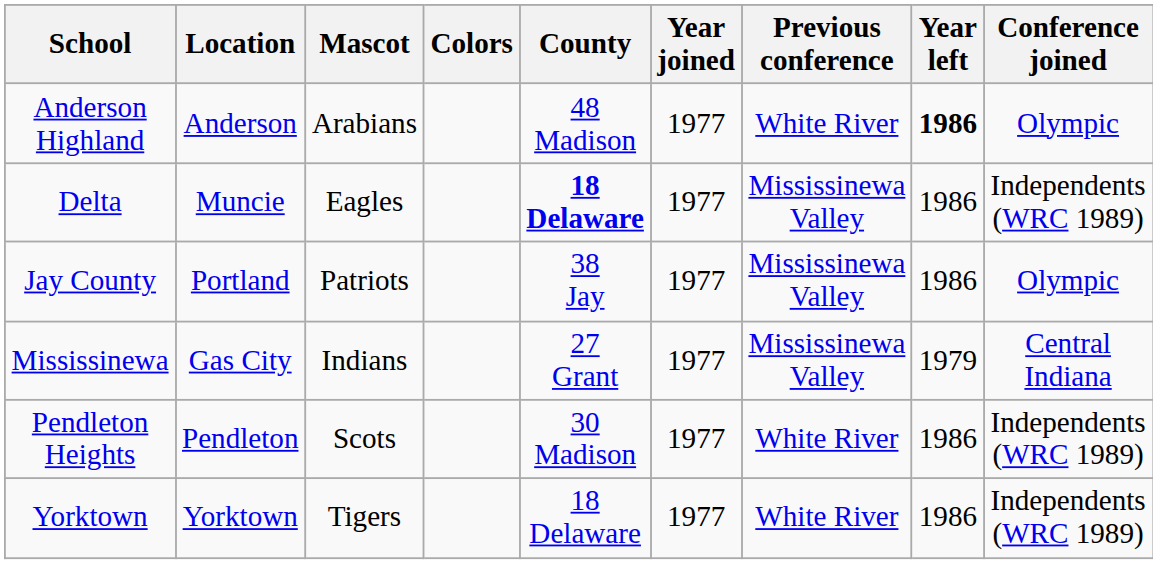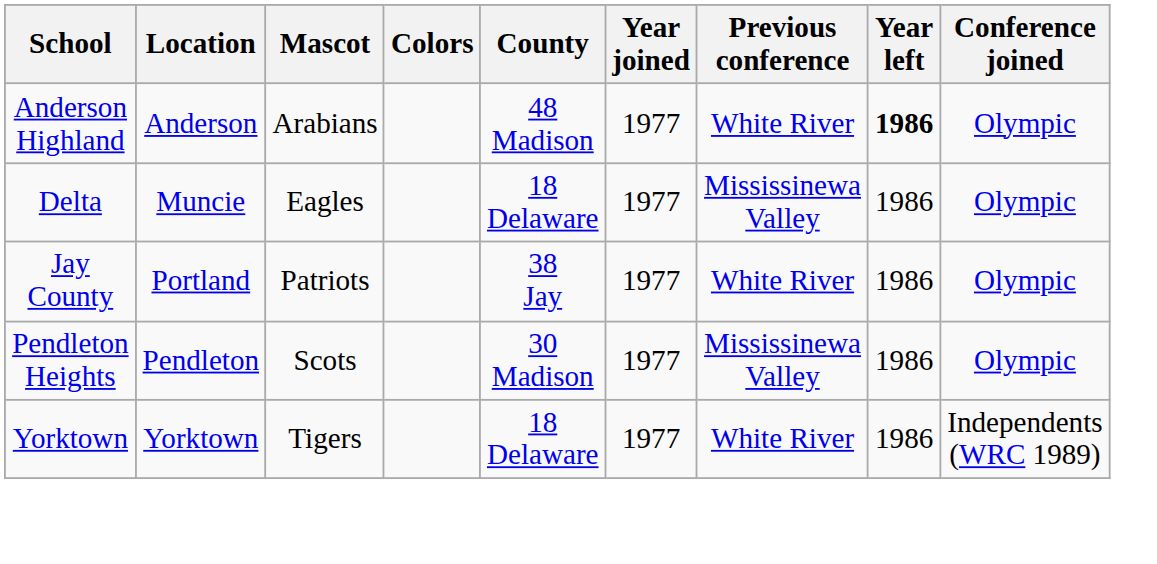(585, 201) bold -> (543, 201) normal
(1068, 201) Independents (WRC 1989) -> (1025, 201) Olympic
(827, 280) Mississinewa Valley -> (783, 280) White River
- row: (90, 359)
(827, 438) White River -> (783, 359) Mississinewa Valley
(1068, 438) Independents (WRC 1989) -> (1025, 359) Olympic
